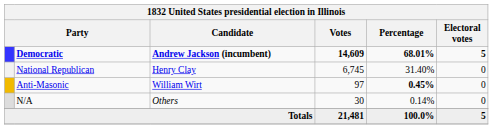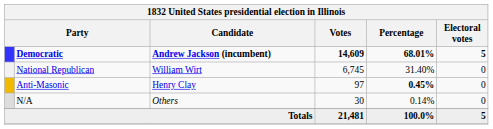(174, 70) Henry Clay -> (177, 70) William Wirt
(177, 85) William Wirt -> (174, 85) Henry Clay
